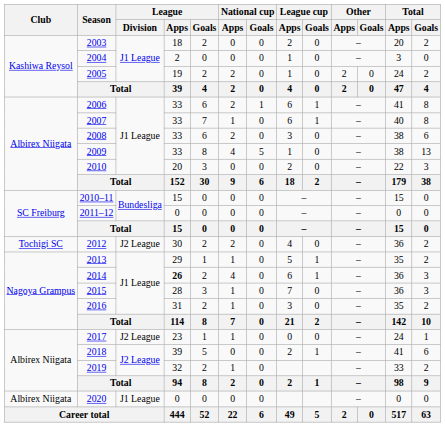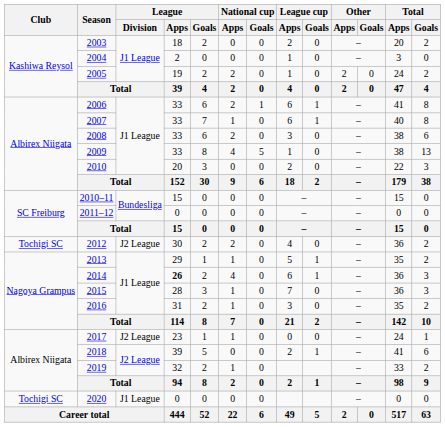(41, 399) Albirex Niigata -> (41, 399) Tochigi SC
